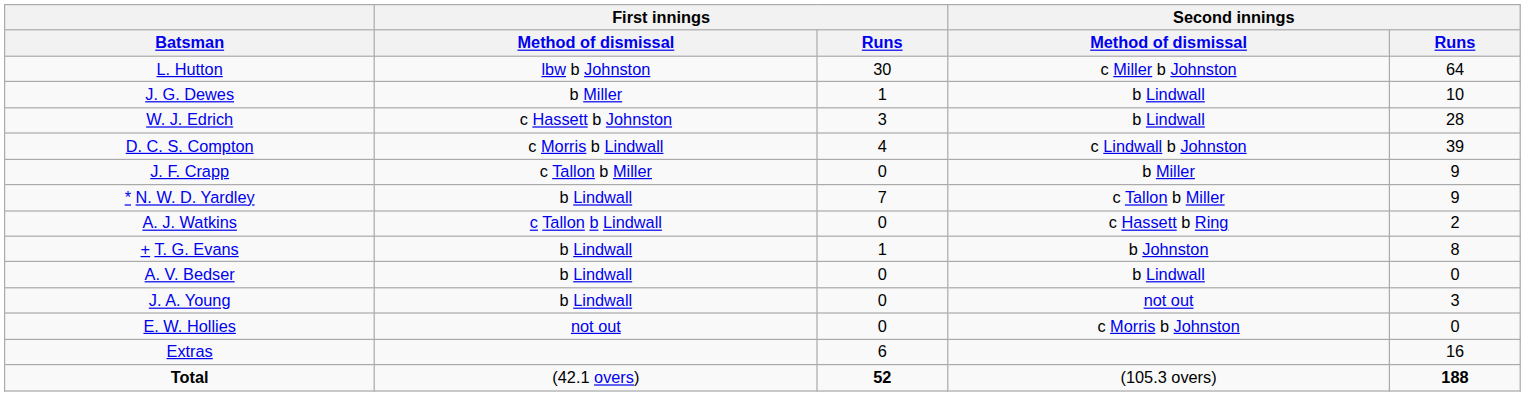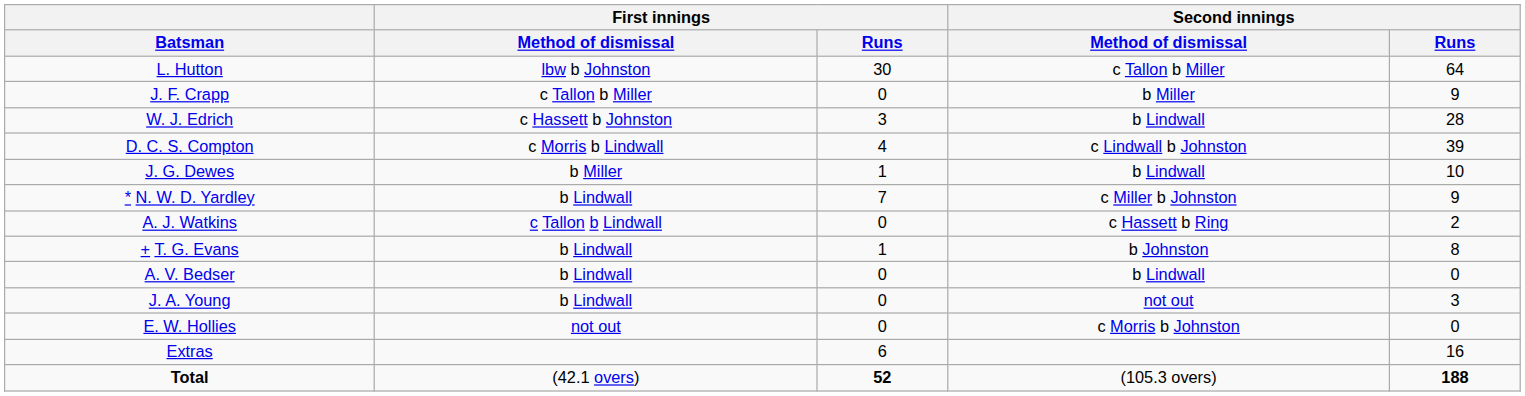(1169, 69) c Miller b Johnston -> (1169, 69) c Tallon b Miller
rows swapped: (190, 94) <-> (190, 171)
(1169, 197) c Tallon b Miller -> (1169, 197) c Miller b Johnston
